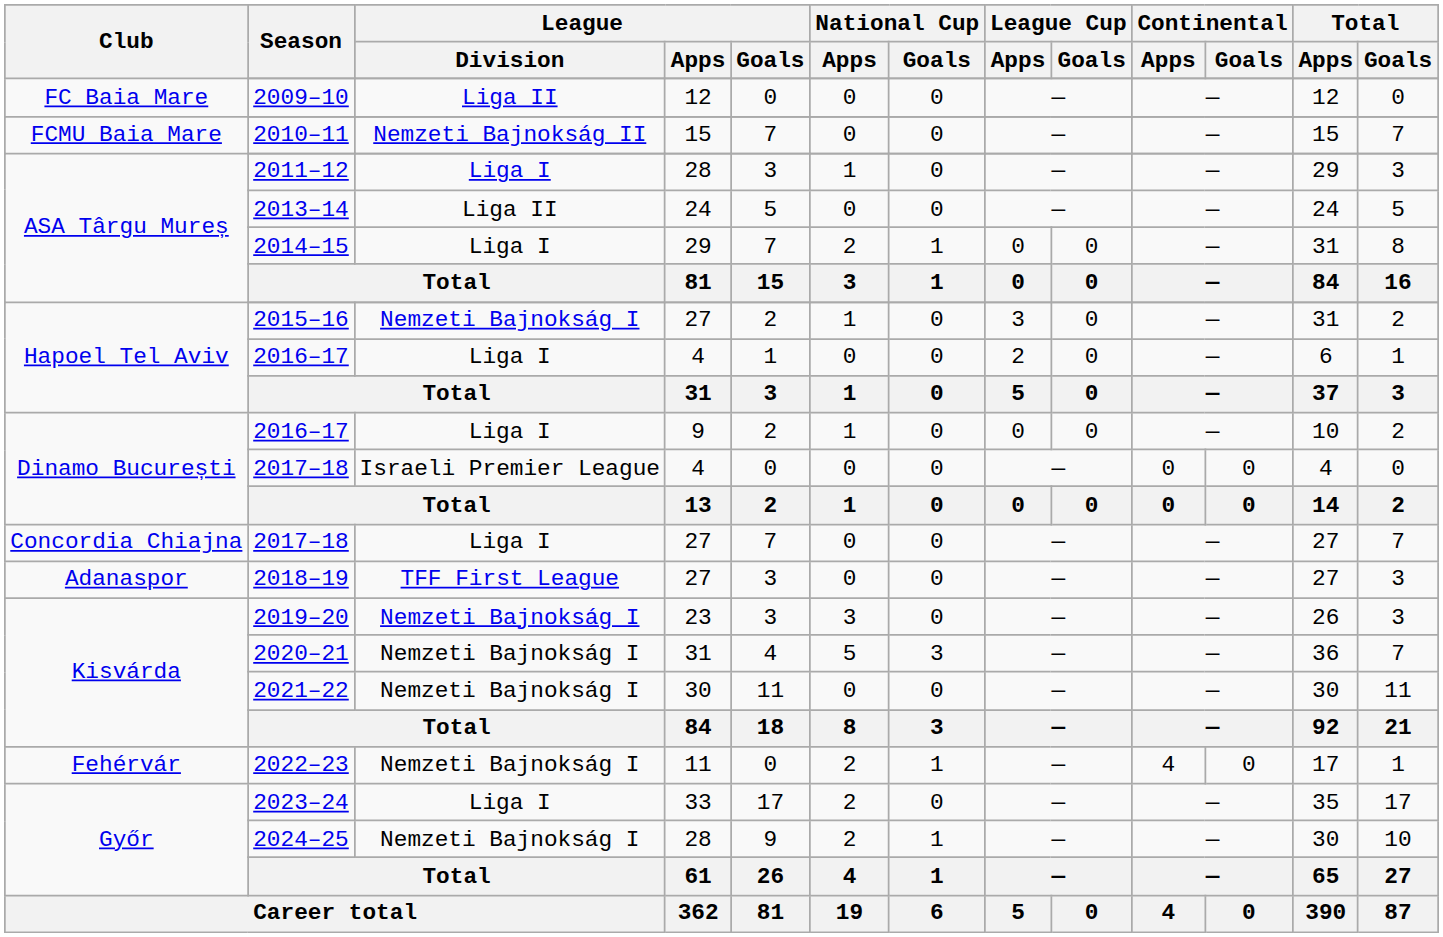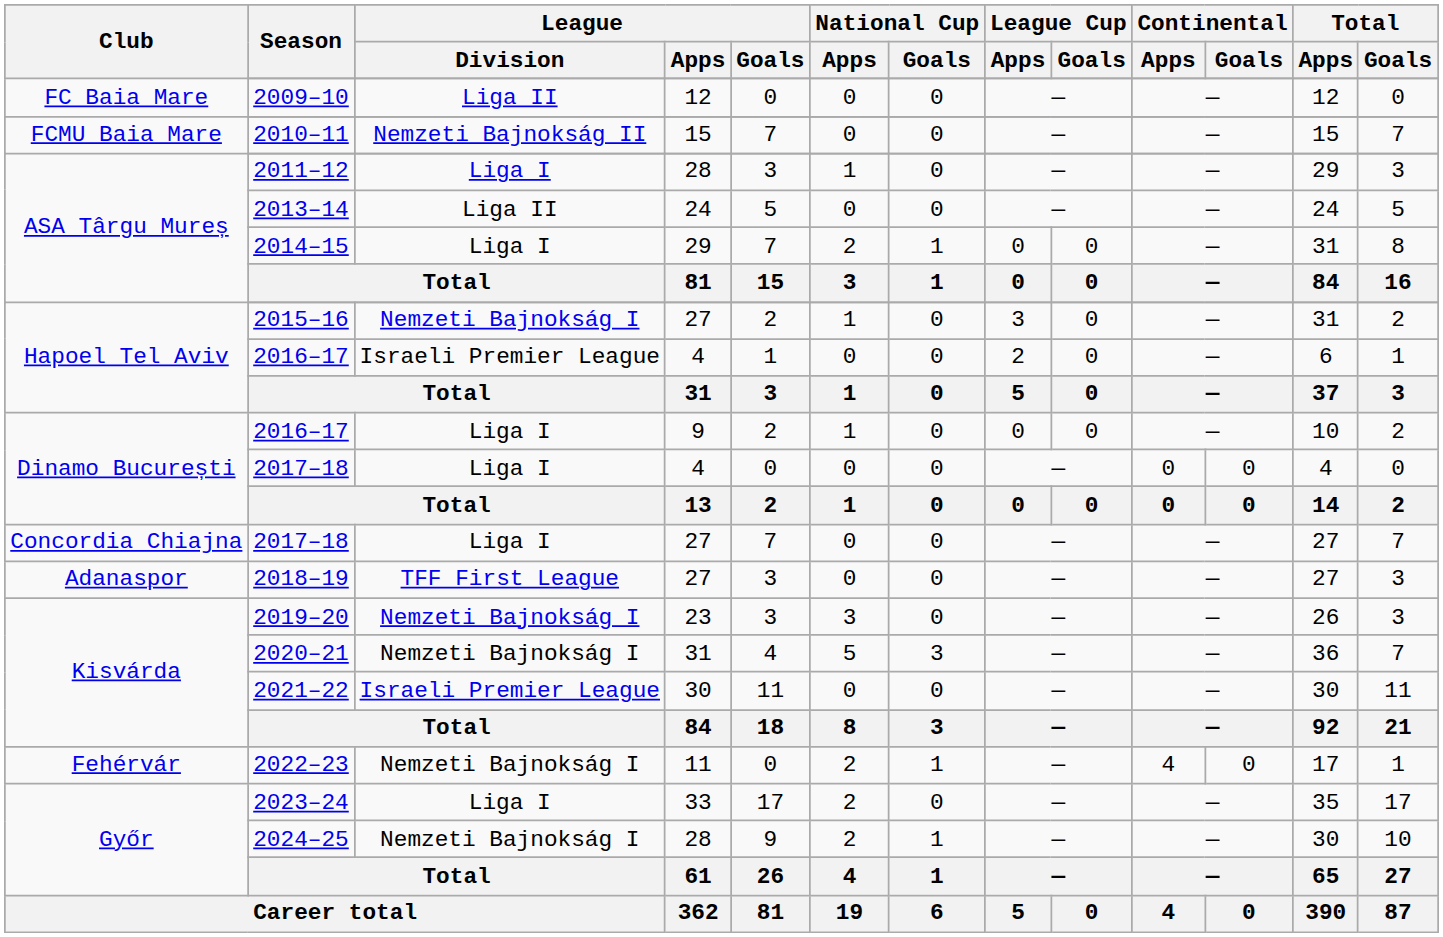(510, 357) Liga I -> (510, 357) Israeli Premier League
(510, 468) Israeli Premier League -> (510, 468) Liga I
(510, 691) Nemzeti Bajnokság I -> (510, 691) Israeli Premier League
